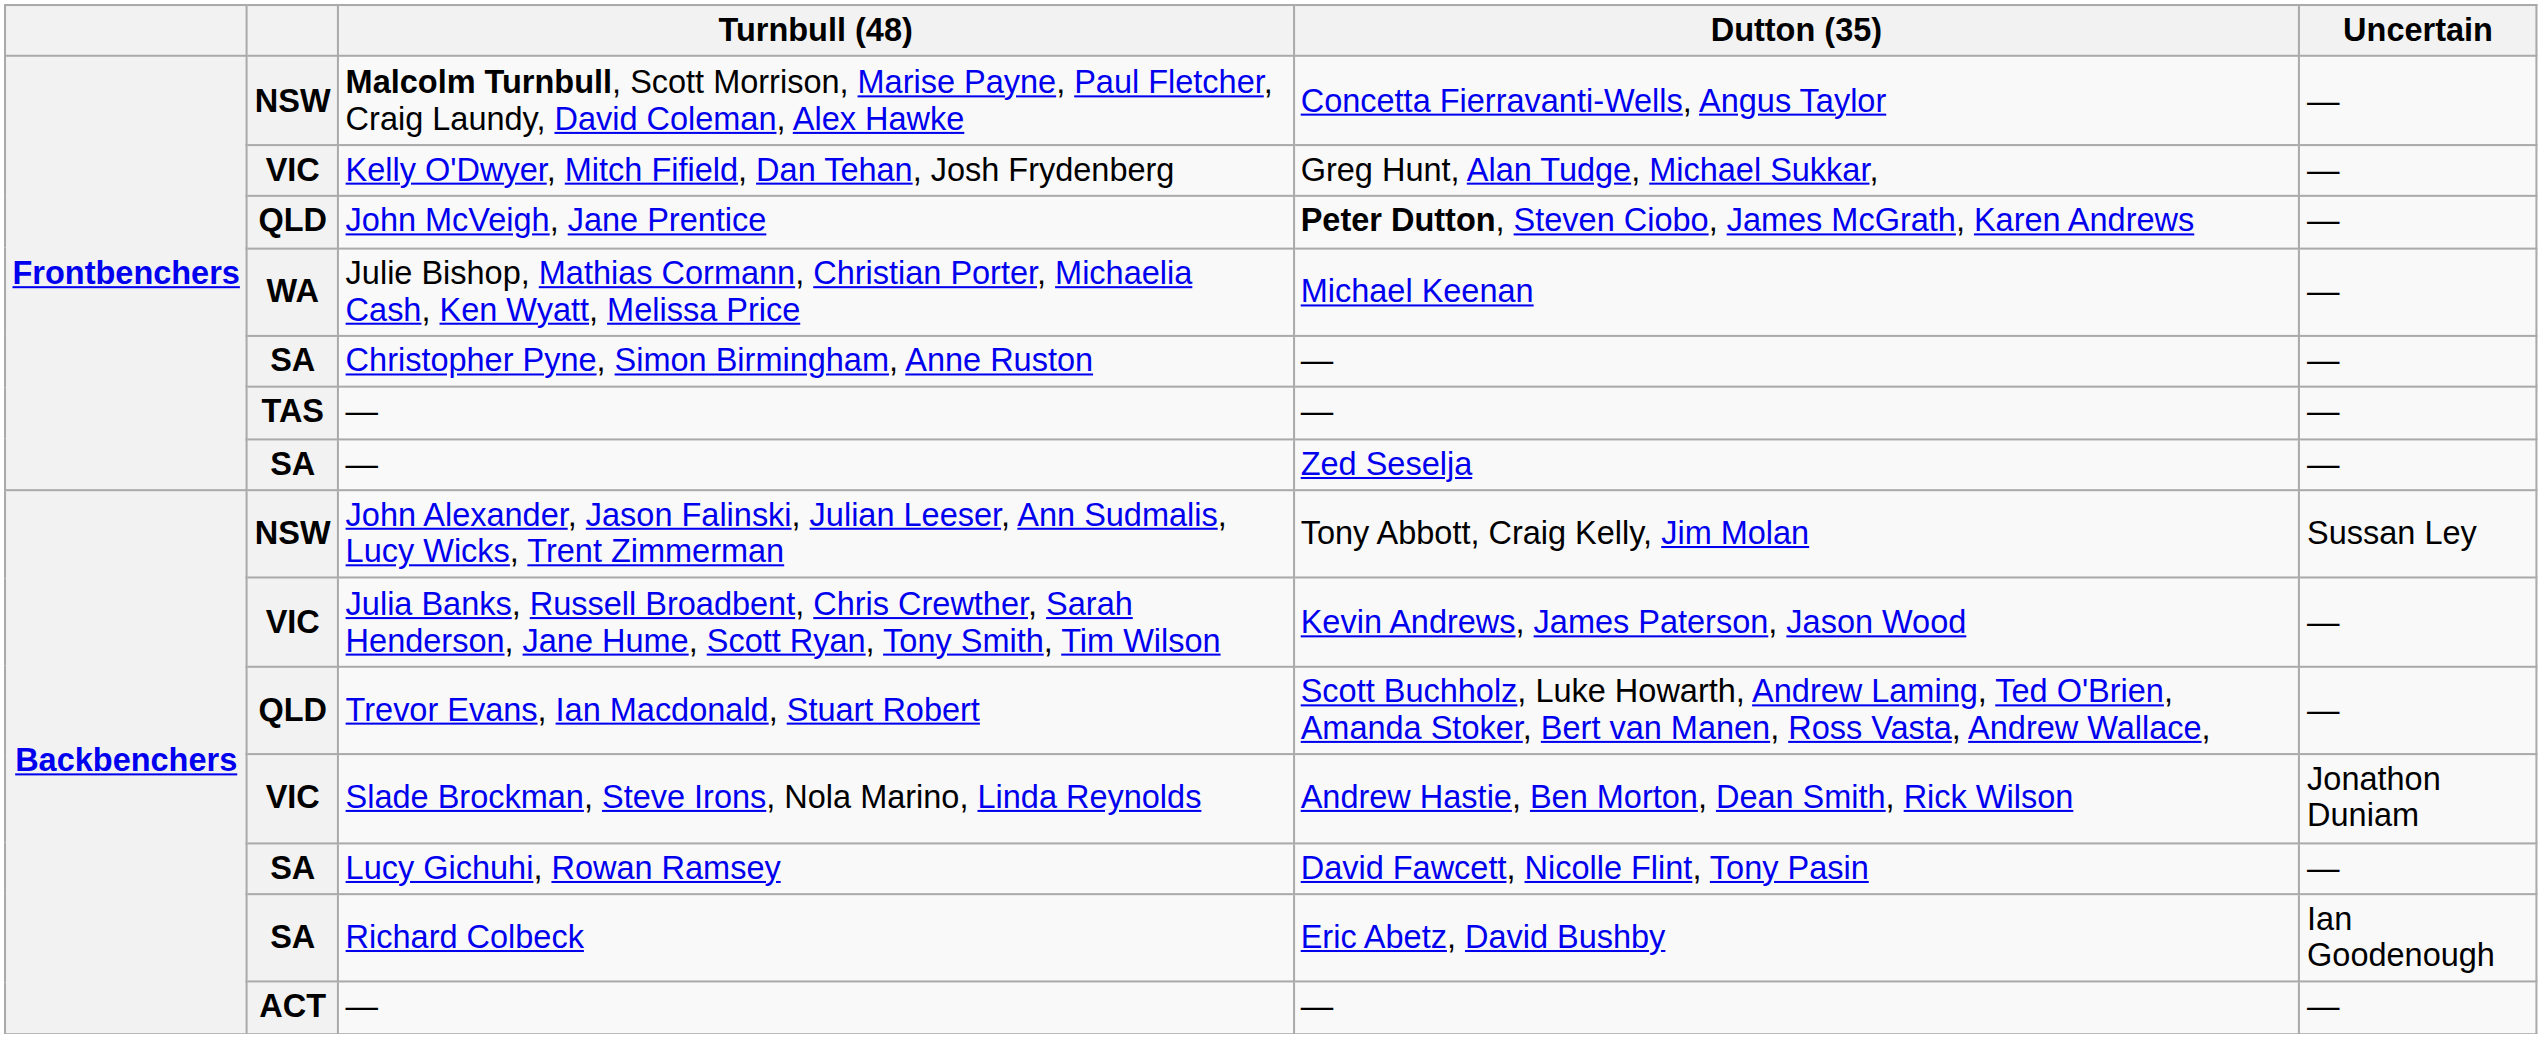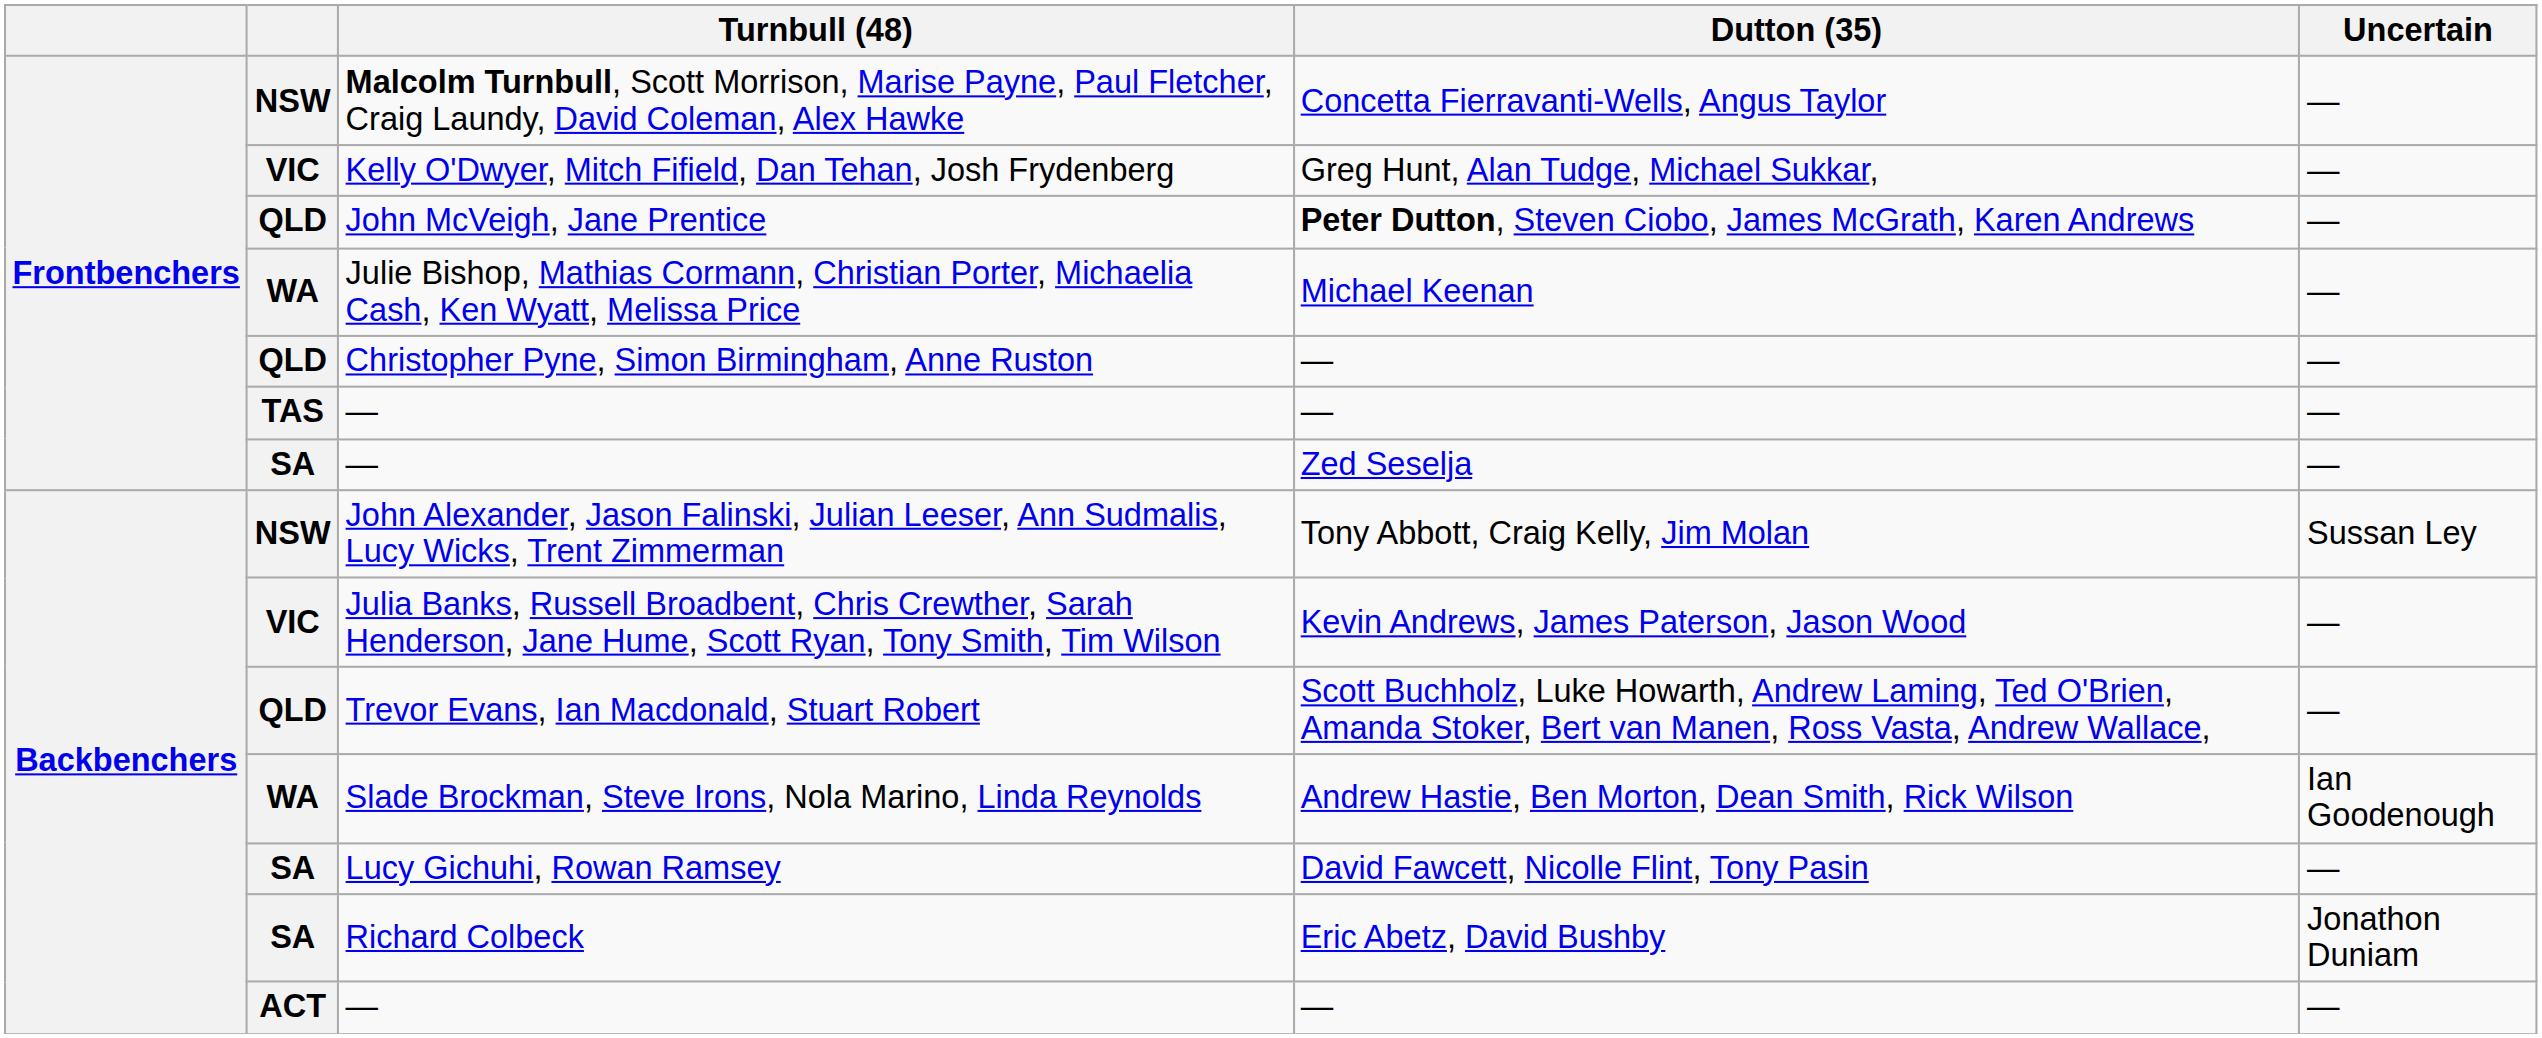(293, 360) SA -> (293, 360) QLD
(293, 797) VIC -> (293, 797) WA
(2374, 797) Jonathon Duniam -> (2401, 797) Ian Goodenough
(2401, 937) Ian Goodenough -> (2374, 937) Jonathon Duniam
